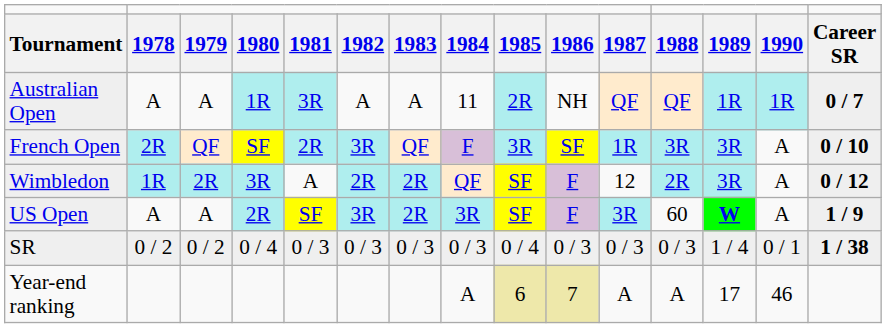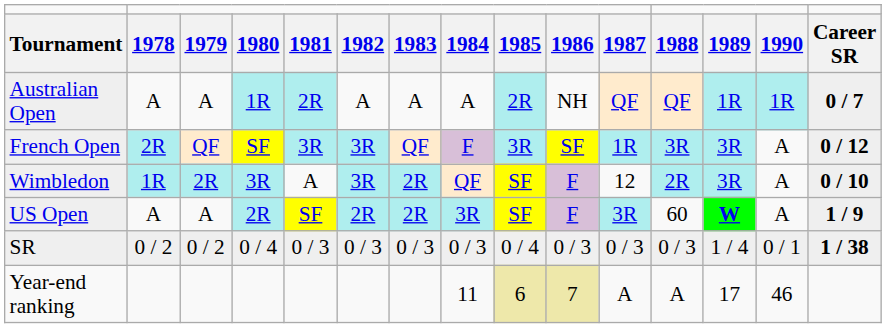(310, 100) 3R -> (310, 100) 2R
(468, 100) 11 -> (468, 100) A
(310, 146) 2R -> (310, 146) 3R
(844, 146) 0 / 10 -> (844, 146) 0 / 12
(363, 180) 2R -> (363, 180) 3R
(844, 180) 0 / 12 -> (844, 180) 0 / 10
(363, 214) 3R -> (363, 214) 2R
(468, 293) A -> (468, 293) 11
